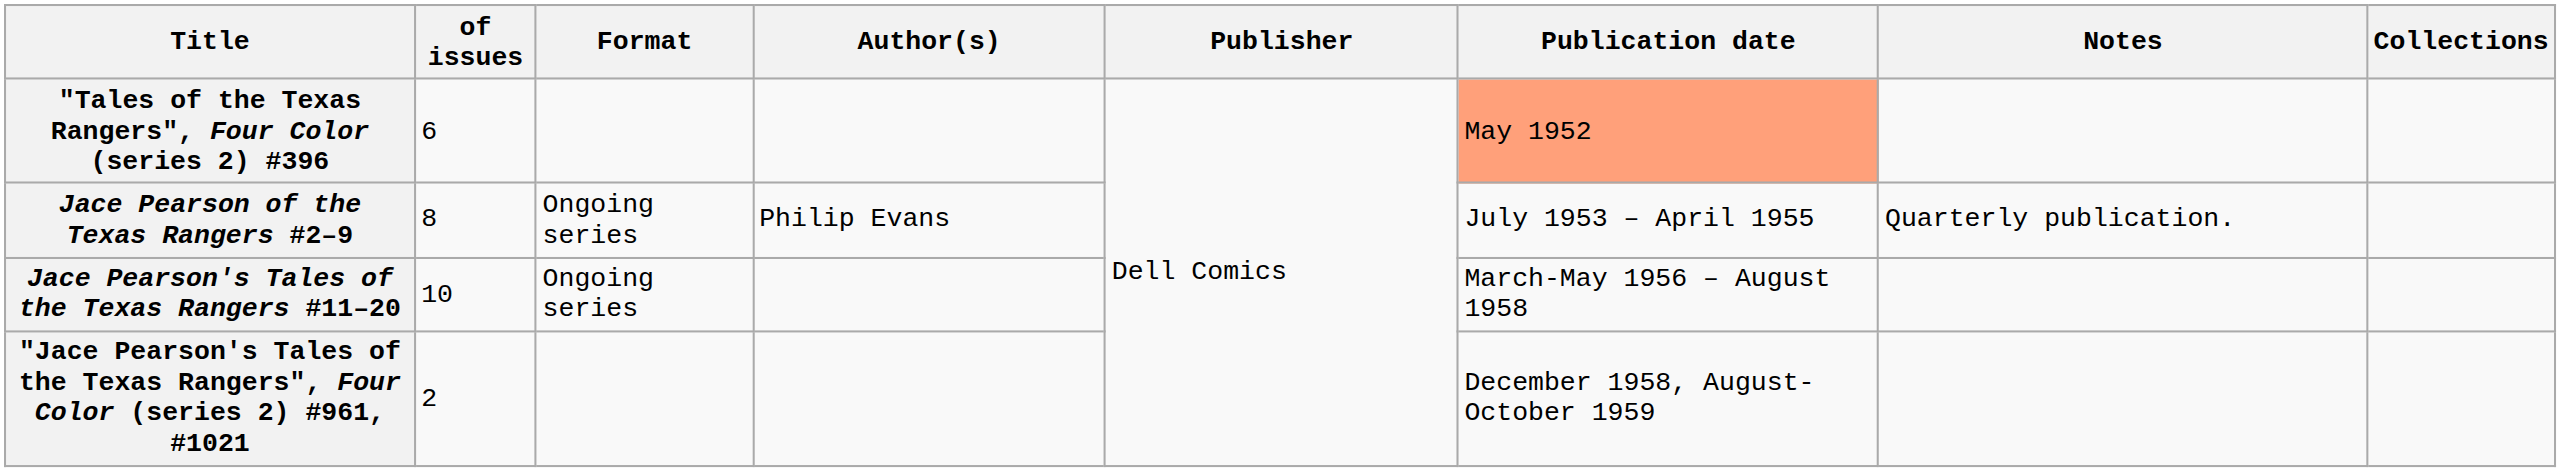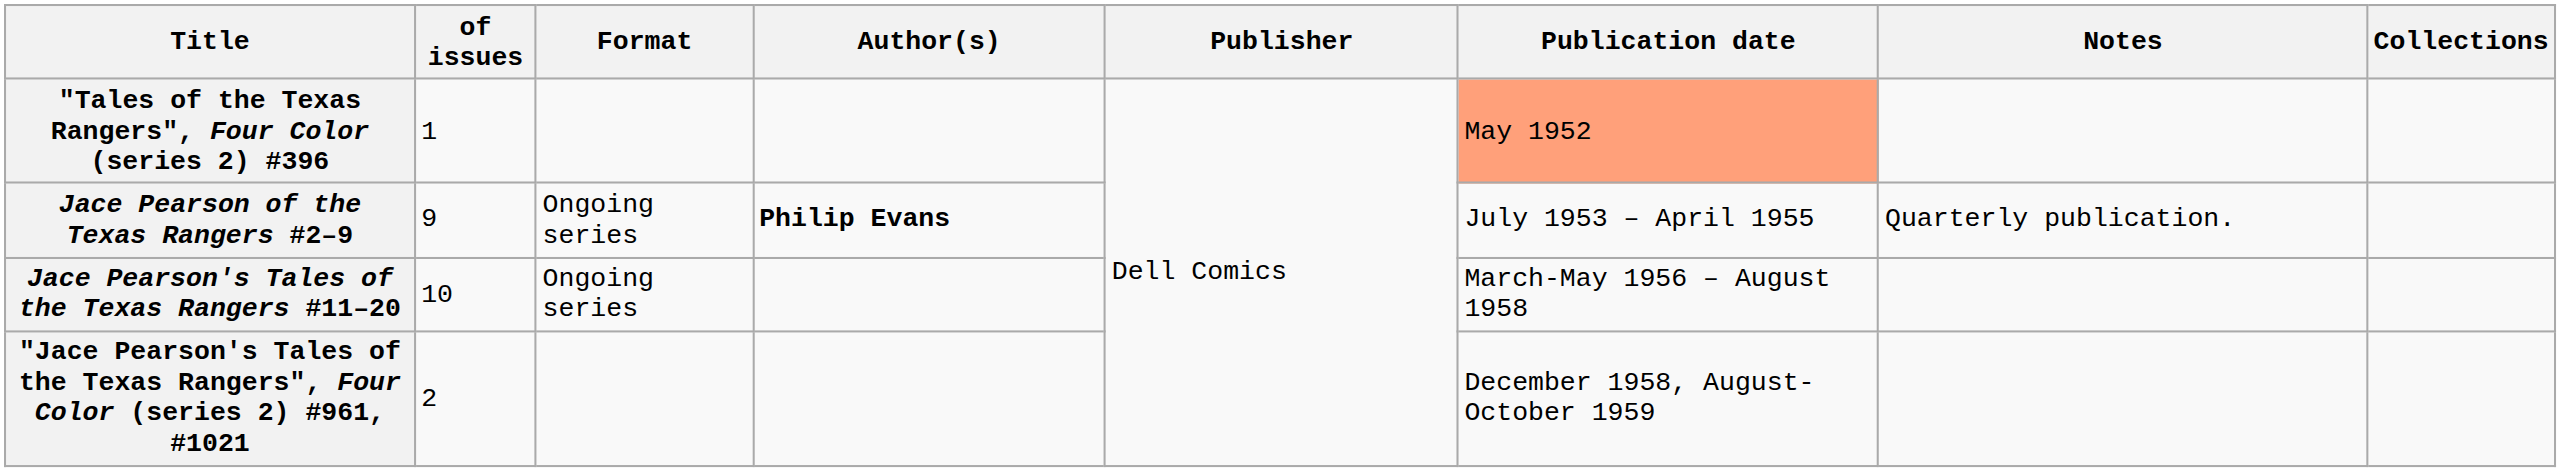(429, 131) 6 -> (429, 131) 1
(429, 220) 8 -> (429, 220) 9
(855, 220) normal -> (855, 220) bold
